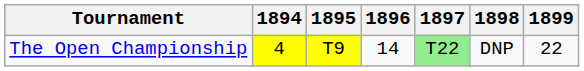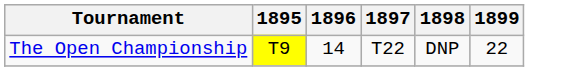- column: (279, 20)
(442, 51) lightgreen background -> (388, 51) no background
